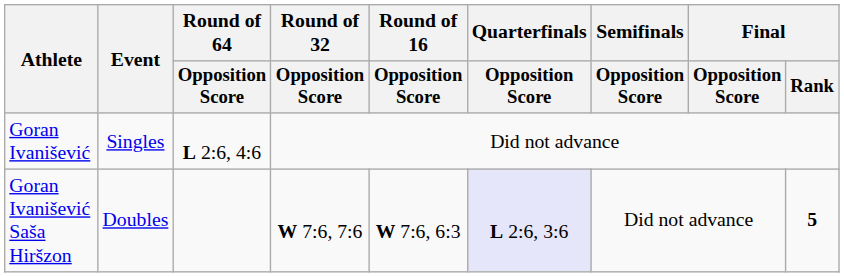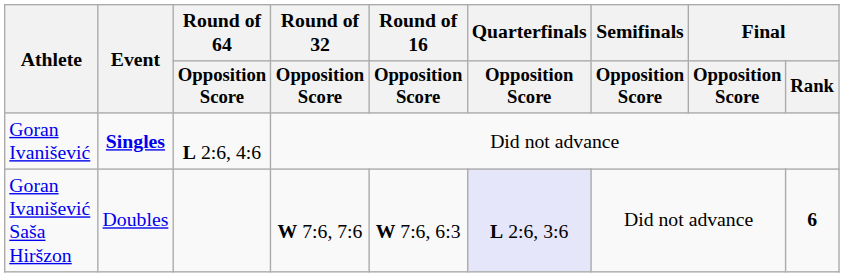(135, 141) normal -> (135, 141) bold
(812, 220) 5 -> (812, 220) 6
